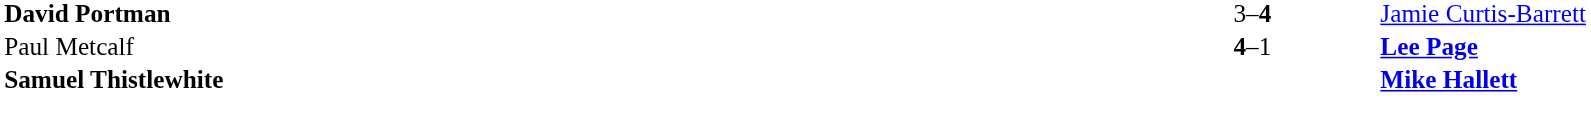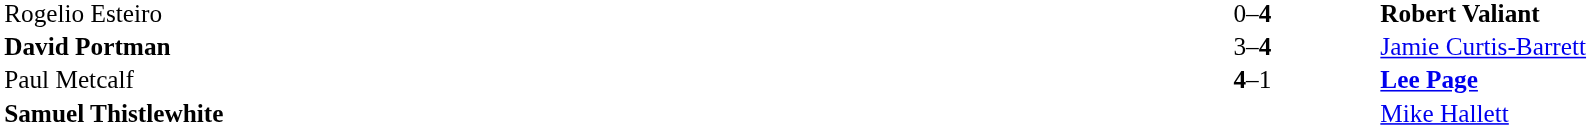+ row: (83, 13)
(1449, 80) bold -> (1445, 113) normal
